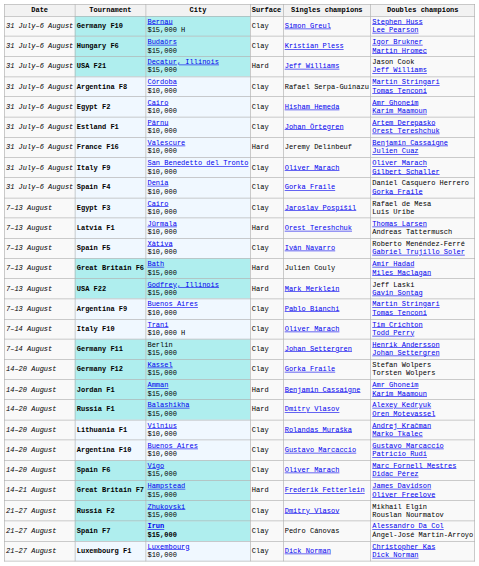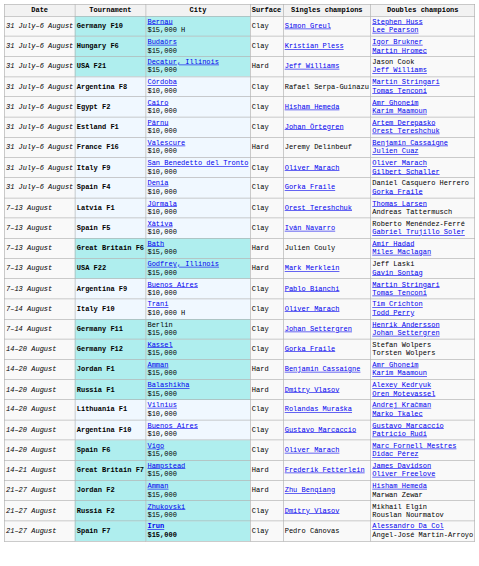- row: (94, 208)
(260, 228) Hard -> (260, 208) Clay
+ row: (96, 490)
- row: (104, 551)
